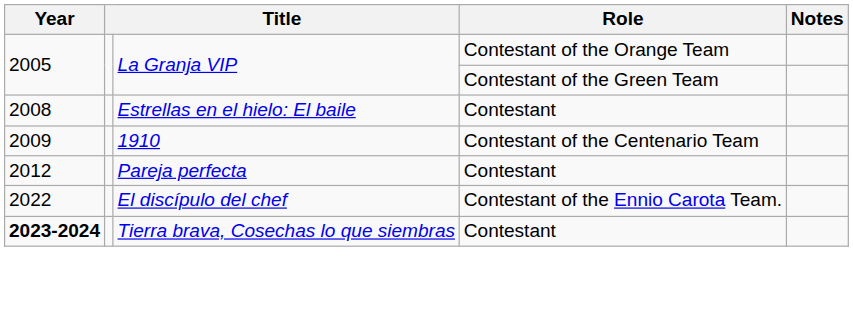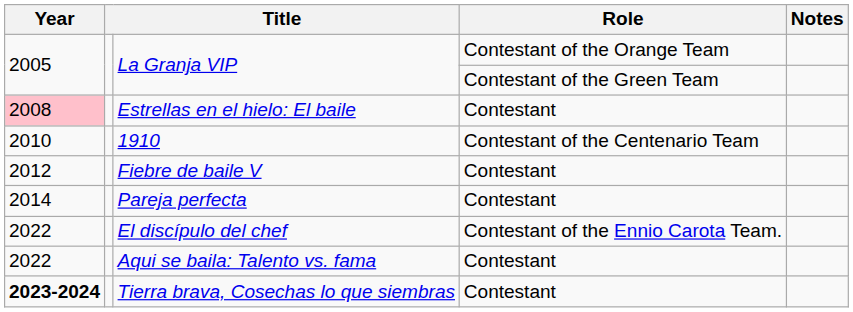(30, 110) no background -> (30, 110) pink background
(30, 140) 2009 -> (30, 140) 2010
+ row: (190, 170)
(30, 170) 2012 -> (30, 200) 2014
+ row: (247, 261)
